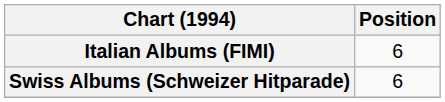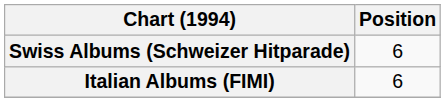rows swapped: (180, 50) <-> (180, 81)
